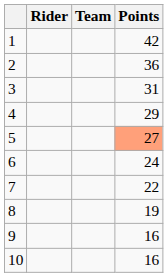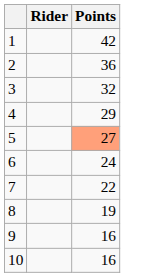- column: (93, 16)
(152, 89) 31 -> (108, 89) 32
